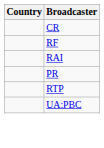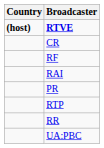+ row: (60, 27)
+ row: (53, 120)
